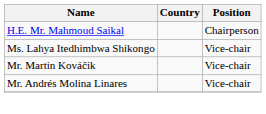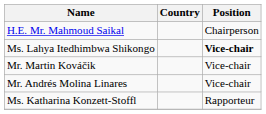(228, 48) normal -> (229, 48) bold
+ row: (72, 100)
